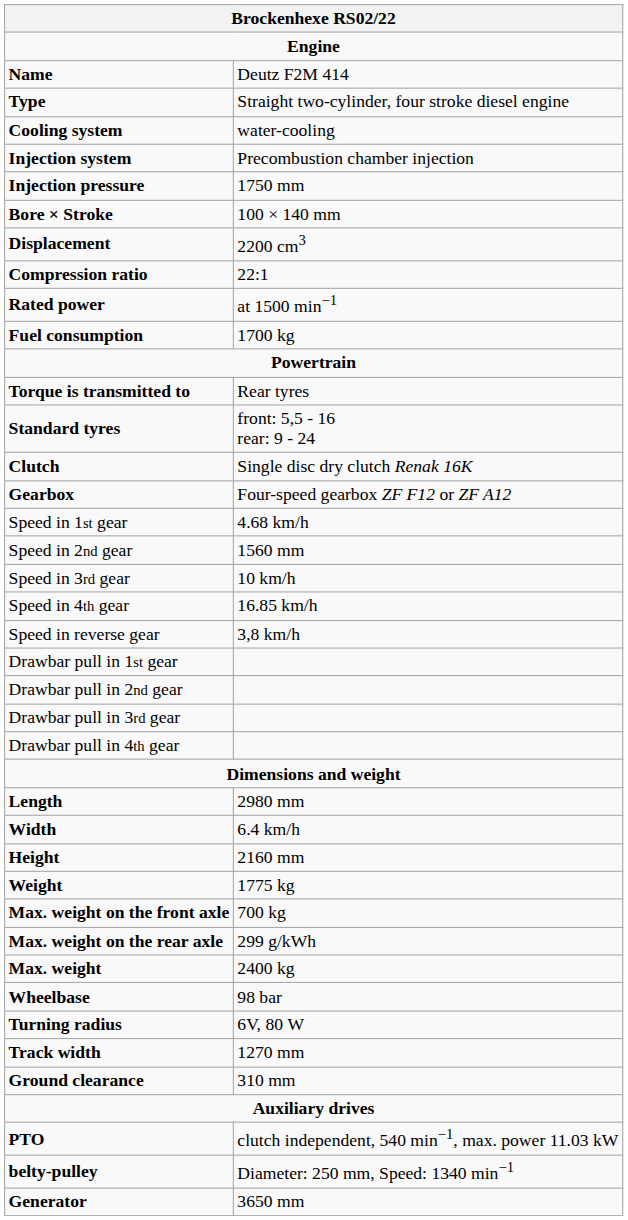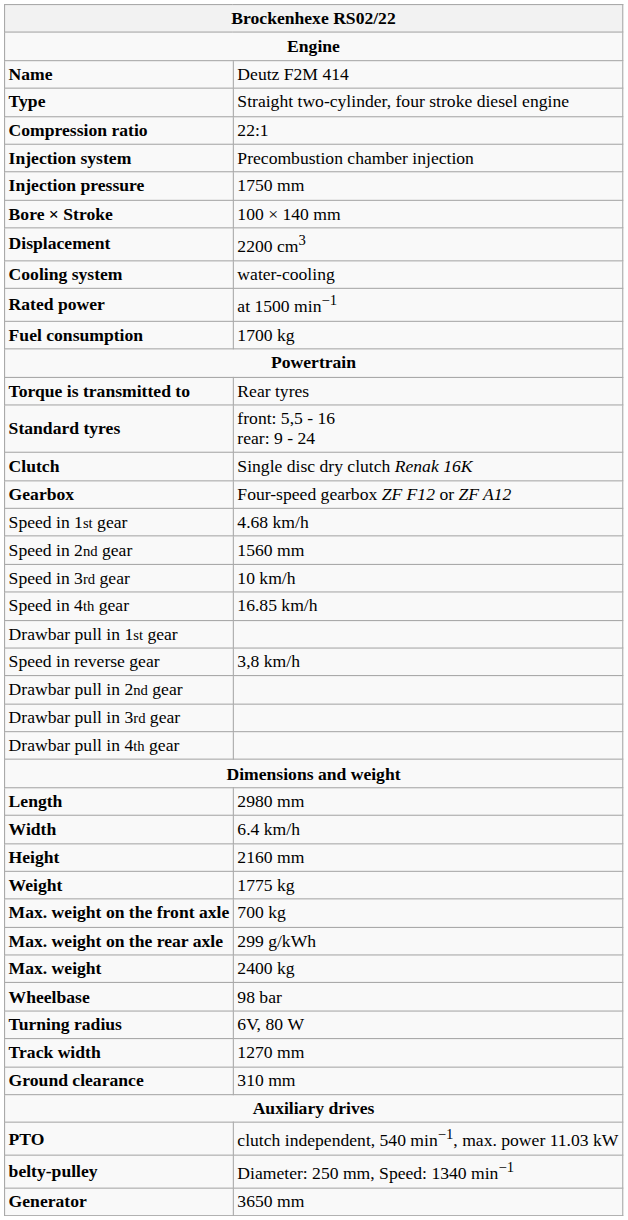rows swapped: (66, 130) <-> (78, 274)
rows swapped: (84, 633) <-> (93, 661)
